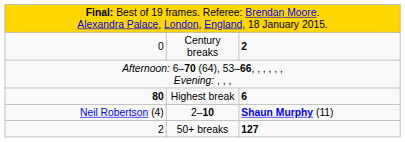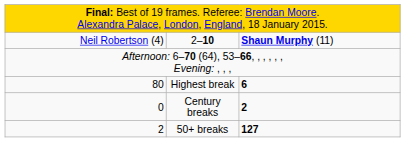rows swapped: (203, 113) <-> (203, 46)
(158, 96) bold -> (158, 85) normal
